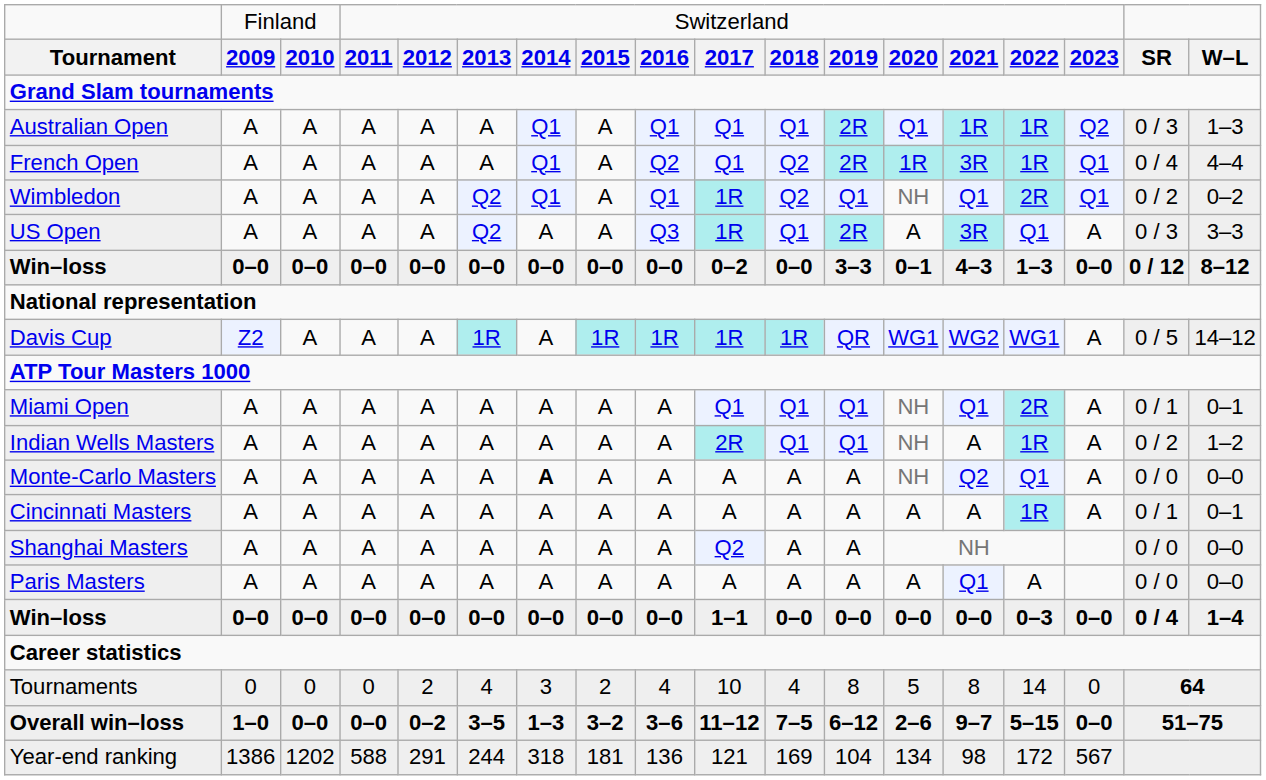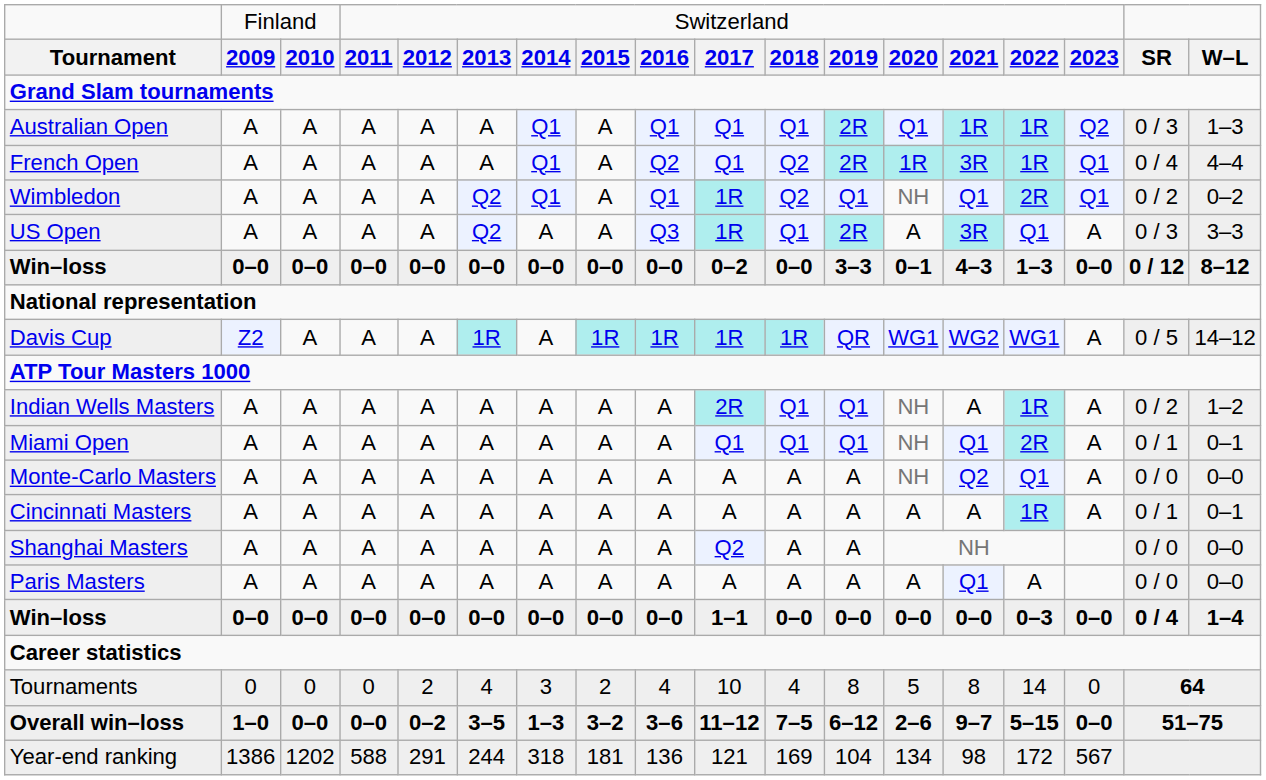rows swapped: (112, 442) <-> (69, 407)
(546, 477) bold -> (546, 477) normal
